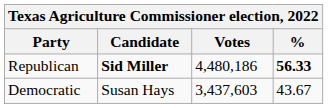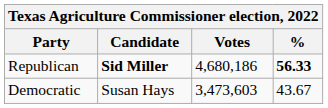(226, 66) 4,480,186 -> (226, 66) 4,680,186
(226, 90) 3,437,603 -> (226, 90) 3,473,603
